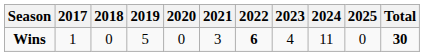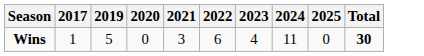- column: (109, 16)
(254, 39) bold -> (218, 39) normal
